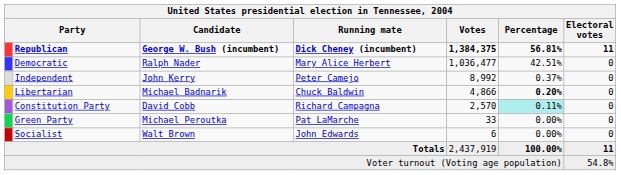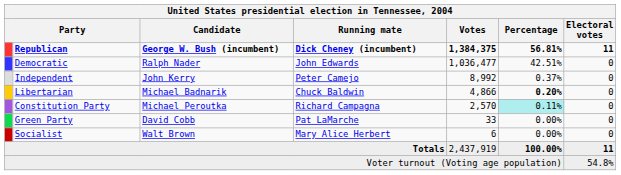(343, 64) Mary Alice Herbert -> (327, 64) John Edwards
(169, 107) David Cobb -> (184, 107) Michael Peroutka
(184, 121) Michael Peroutka -> (169, 121) David Cobb
(327, 135) John Edwards -> (343, 135) Mary Alice Herbert
